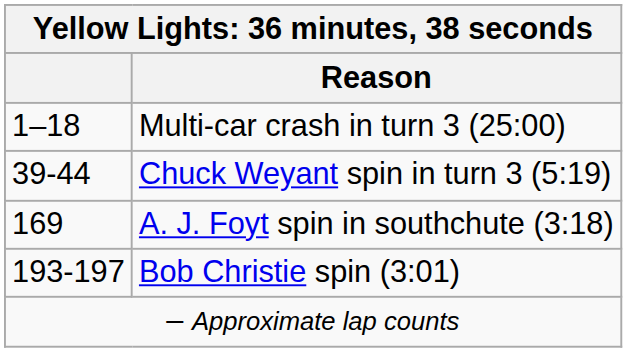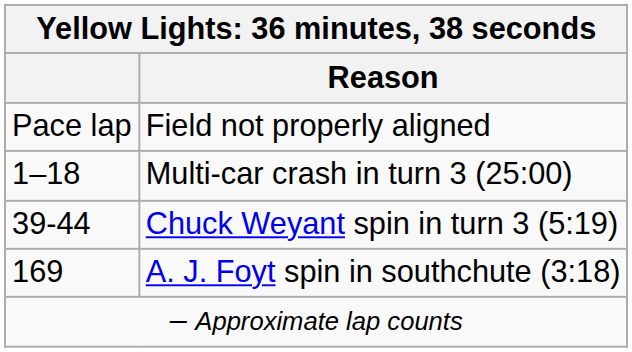+ row: (318, 126)
- row: (299, 272)
